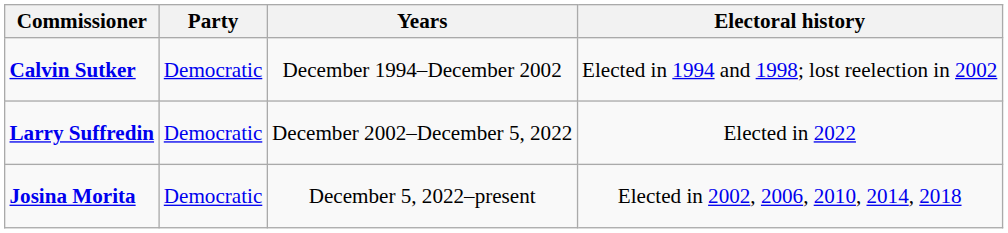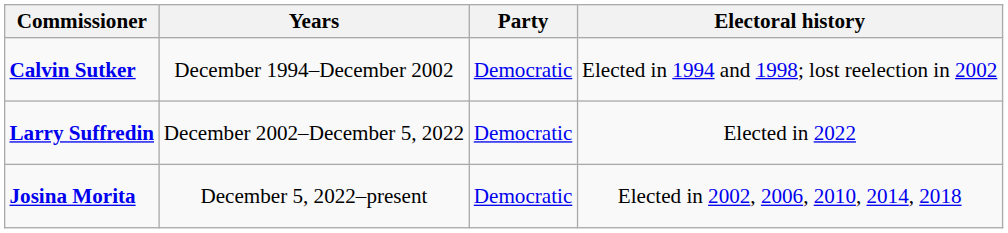columns swapped: (213, 21) <-> (422, 21)
